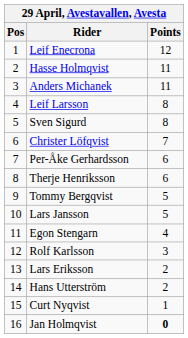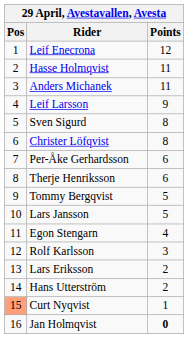(165, 104) 8 -> (165, 104) 9
(165, 141) 7 -> (165, 141) 8
(16, 305) no background -> (16, 305) lightsalmon background
